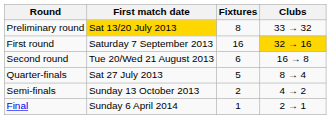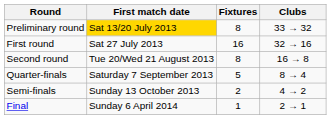(151, 43) Saturday 7 September 2013 -> (126, 43) Sat 27 July 2013
(293, 43) gold background -> (293, 43) no background
(238, 59) 6 -> (238, 59) 8
(126, 75) Sat 27 July 2013 -> (151, 75) Saturday 7 September 2013
